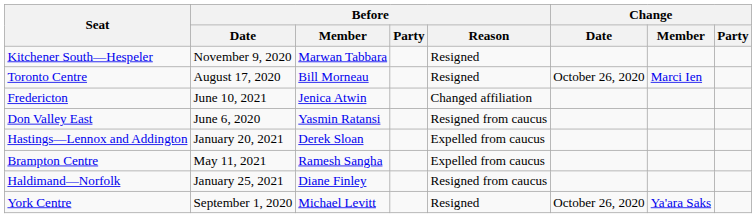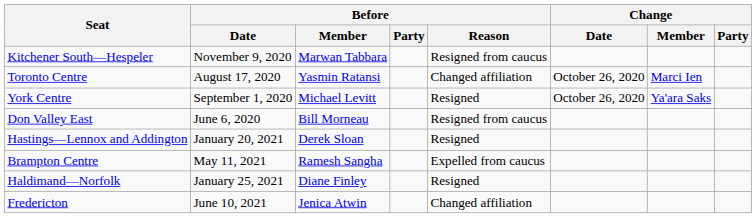(455, 56) Resigned -> (489, 56) Resigned from caucus
(333, 77) Bill Morneau -> (339, 77) Yasmin Ratansi
(455, 77) Resigned -> (481, 77) Changed affiliation
rows swapped: (39, 202) <-> (38, 98)
(339, 118) Yasmin Ratansi -> (333, 118) Bill Morneau
(488, 139) Expelled from caucus -> (455, 139) Resigned
(489, 181) Resigned from caucus -> (455, 181) Resigned
